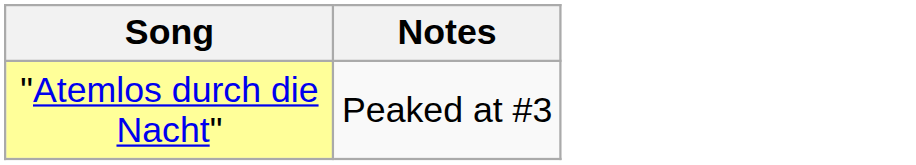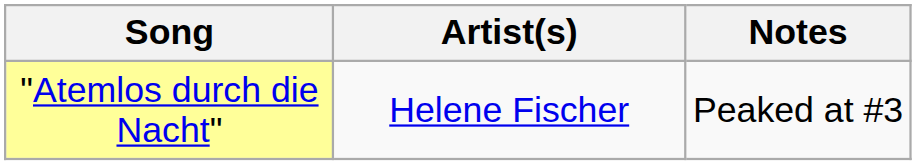+ column: (509, 32)
